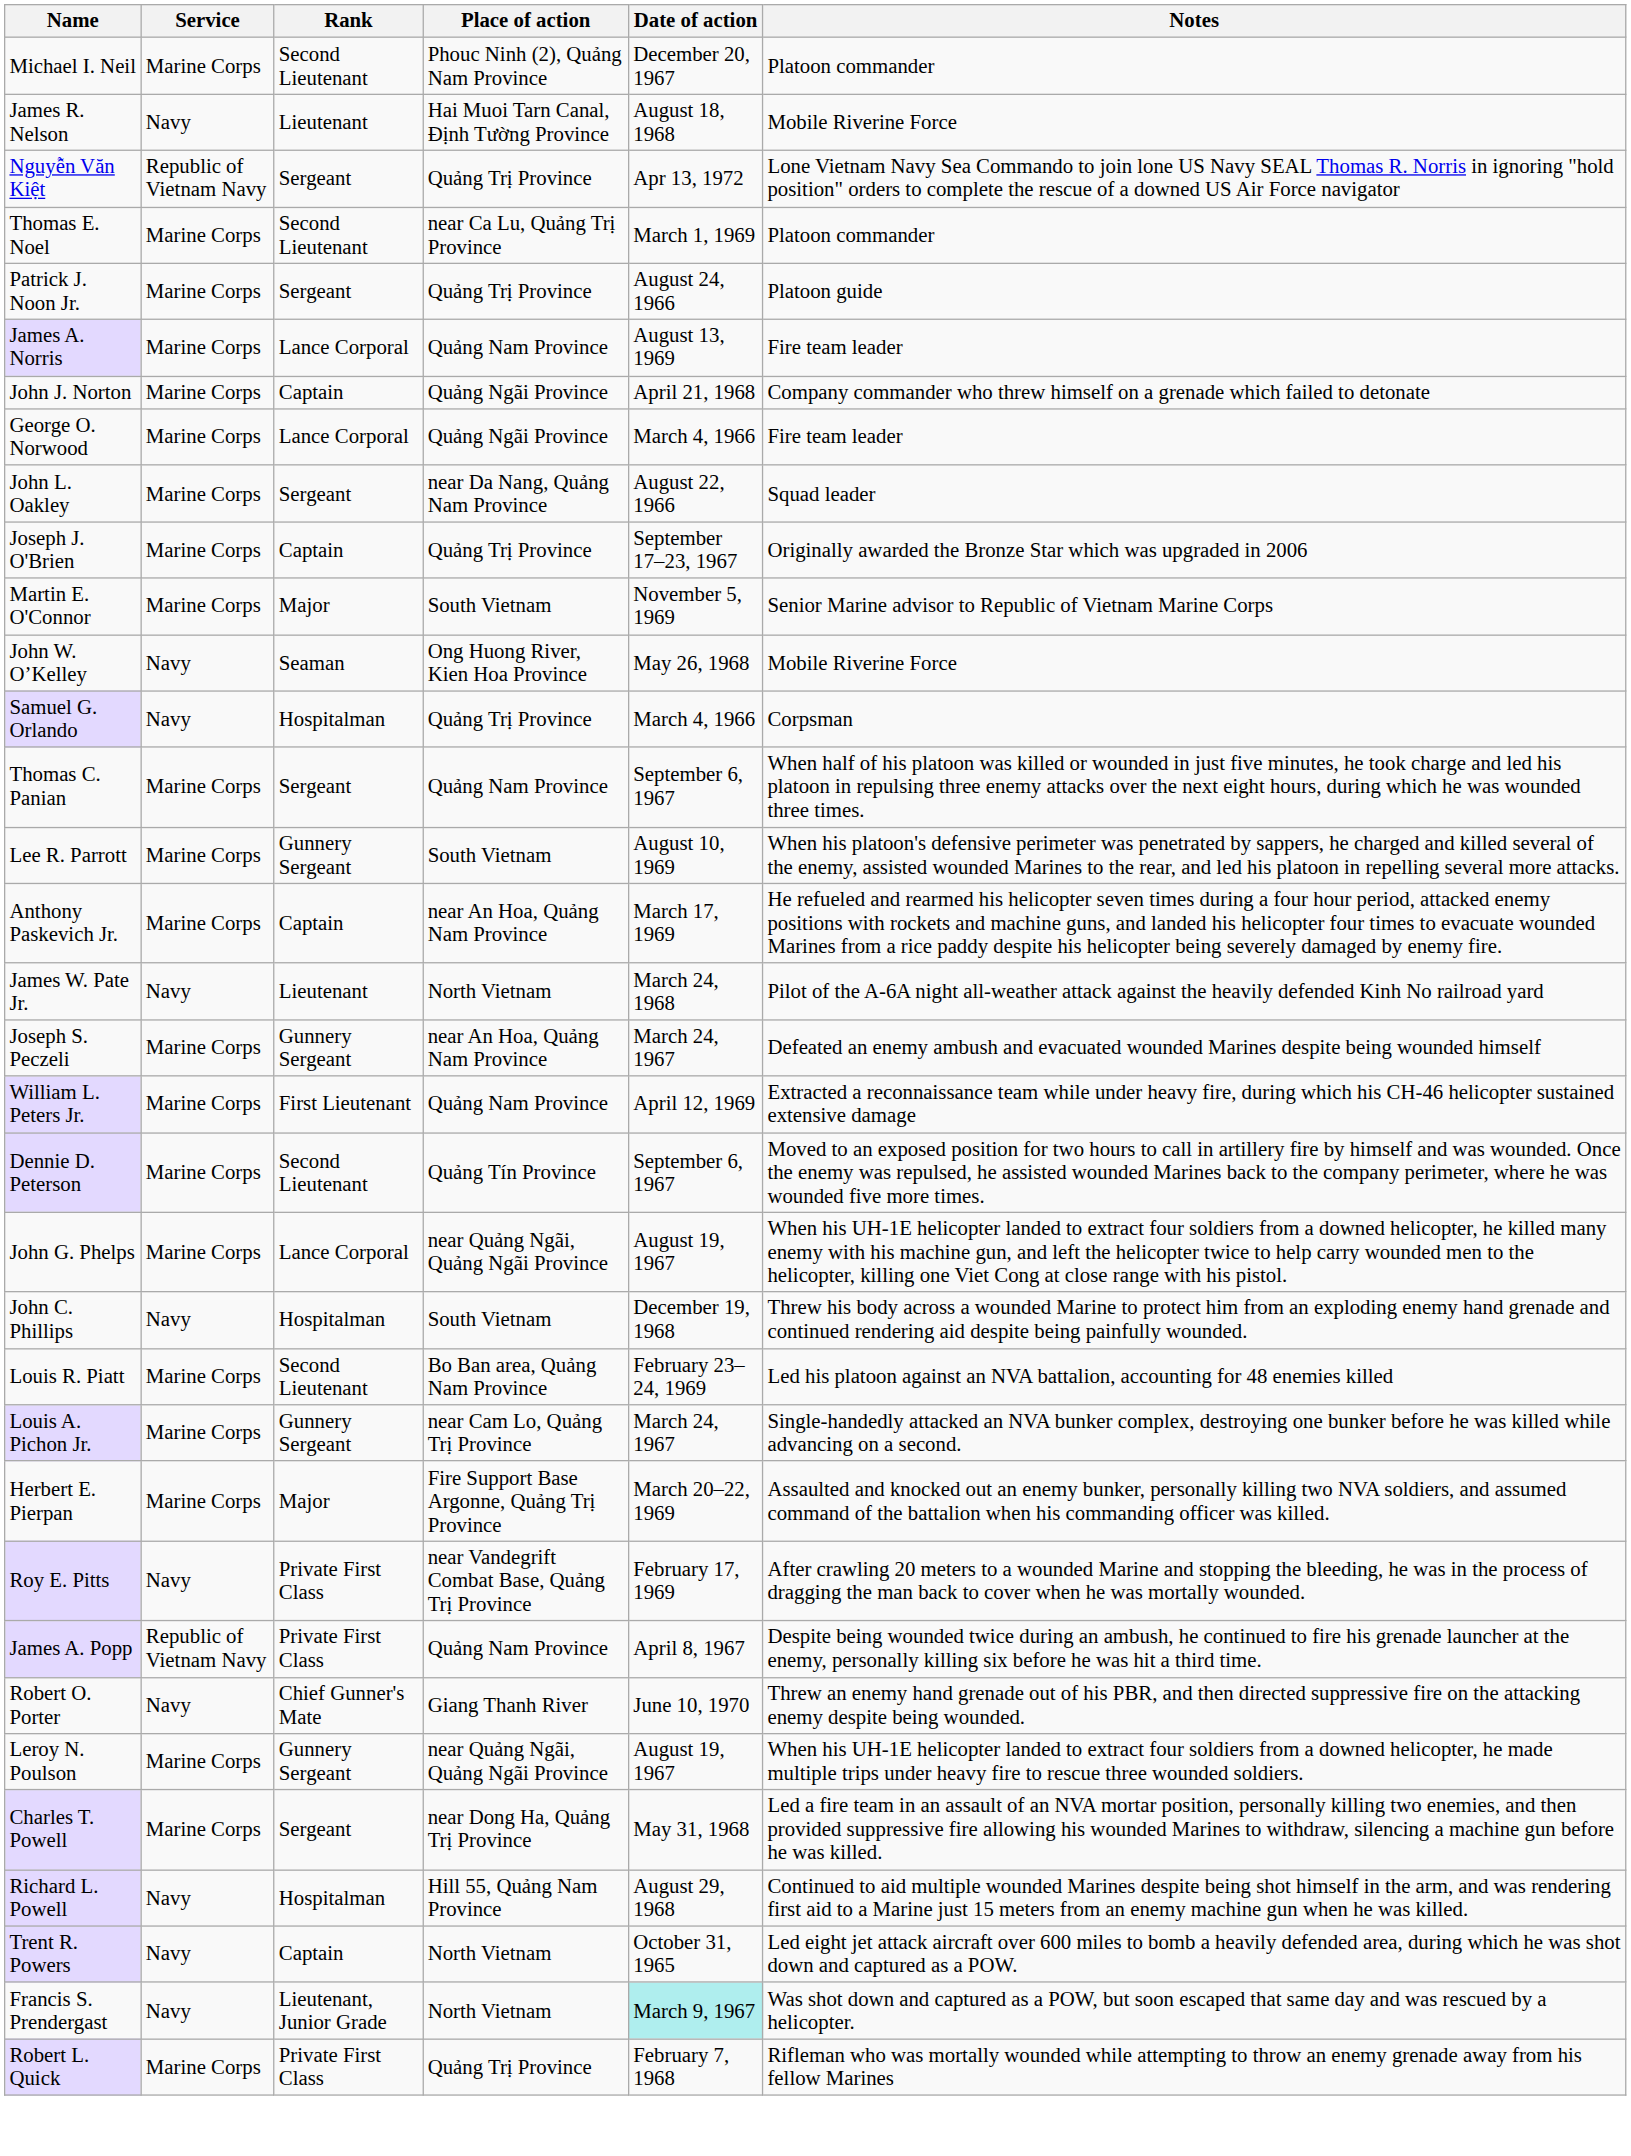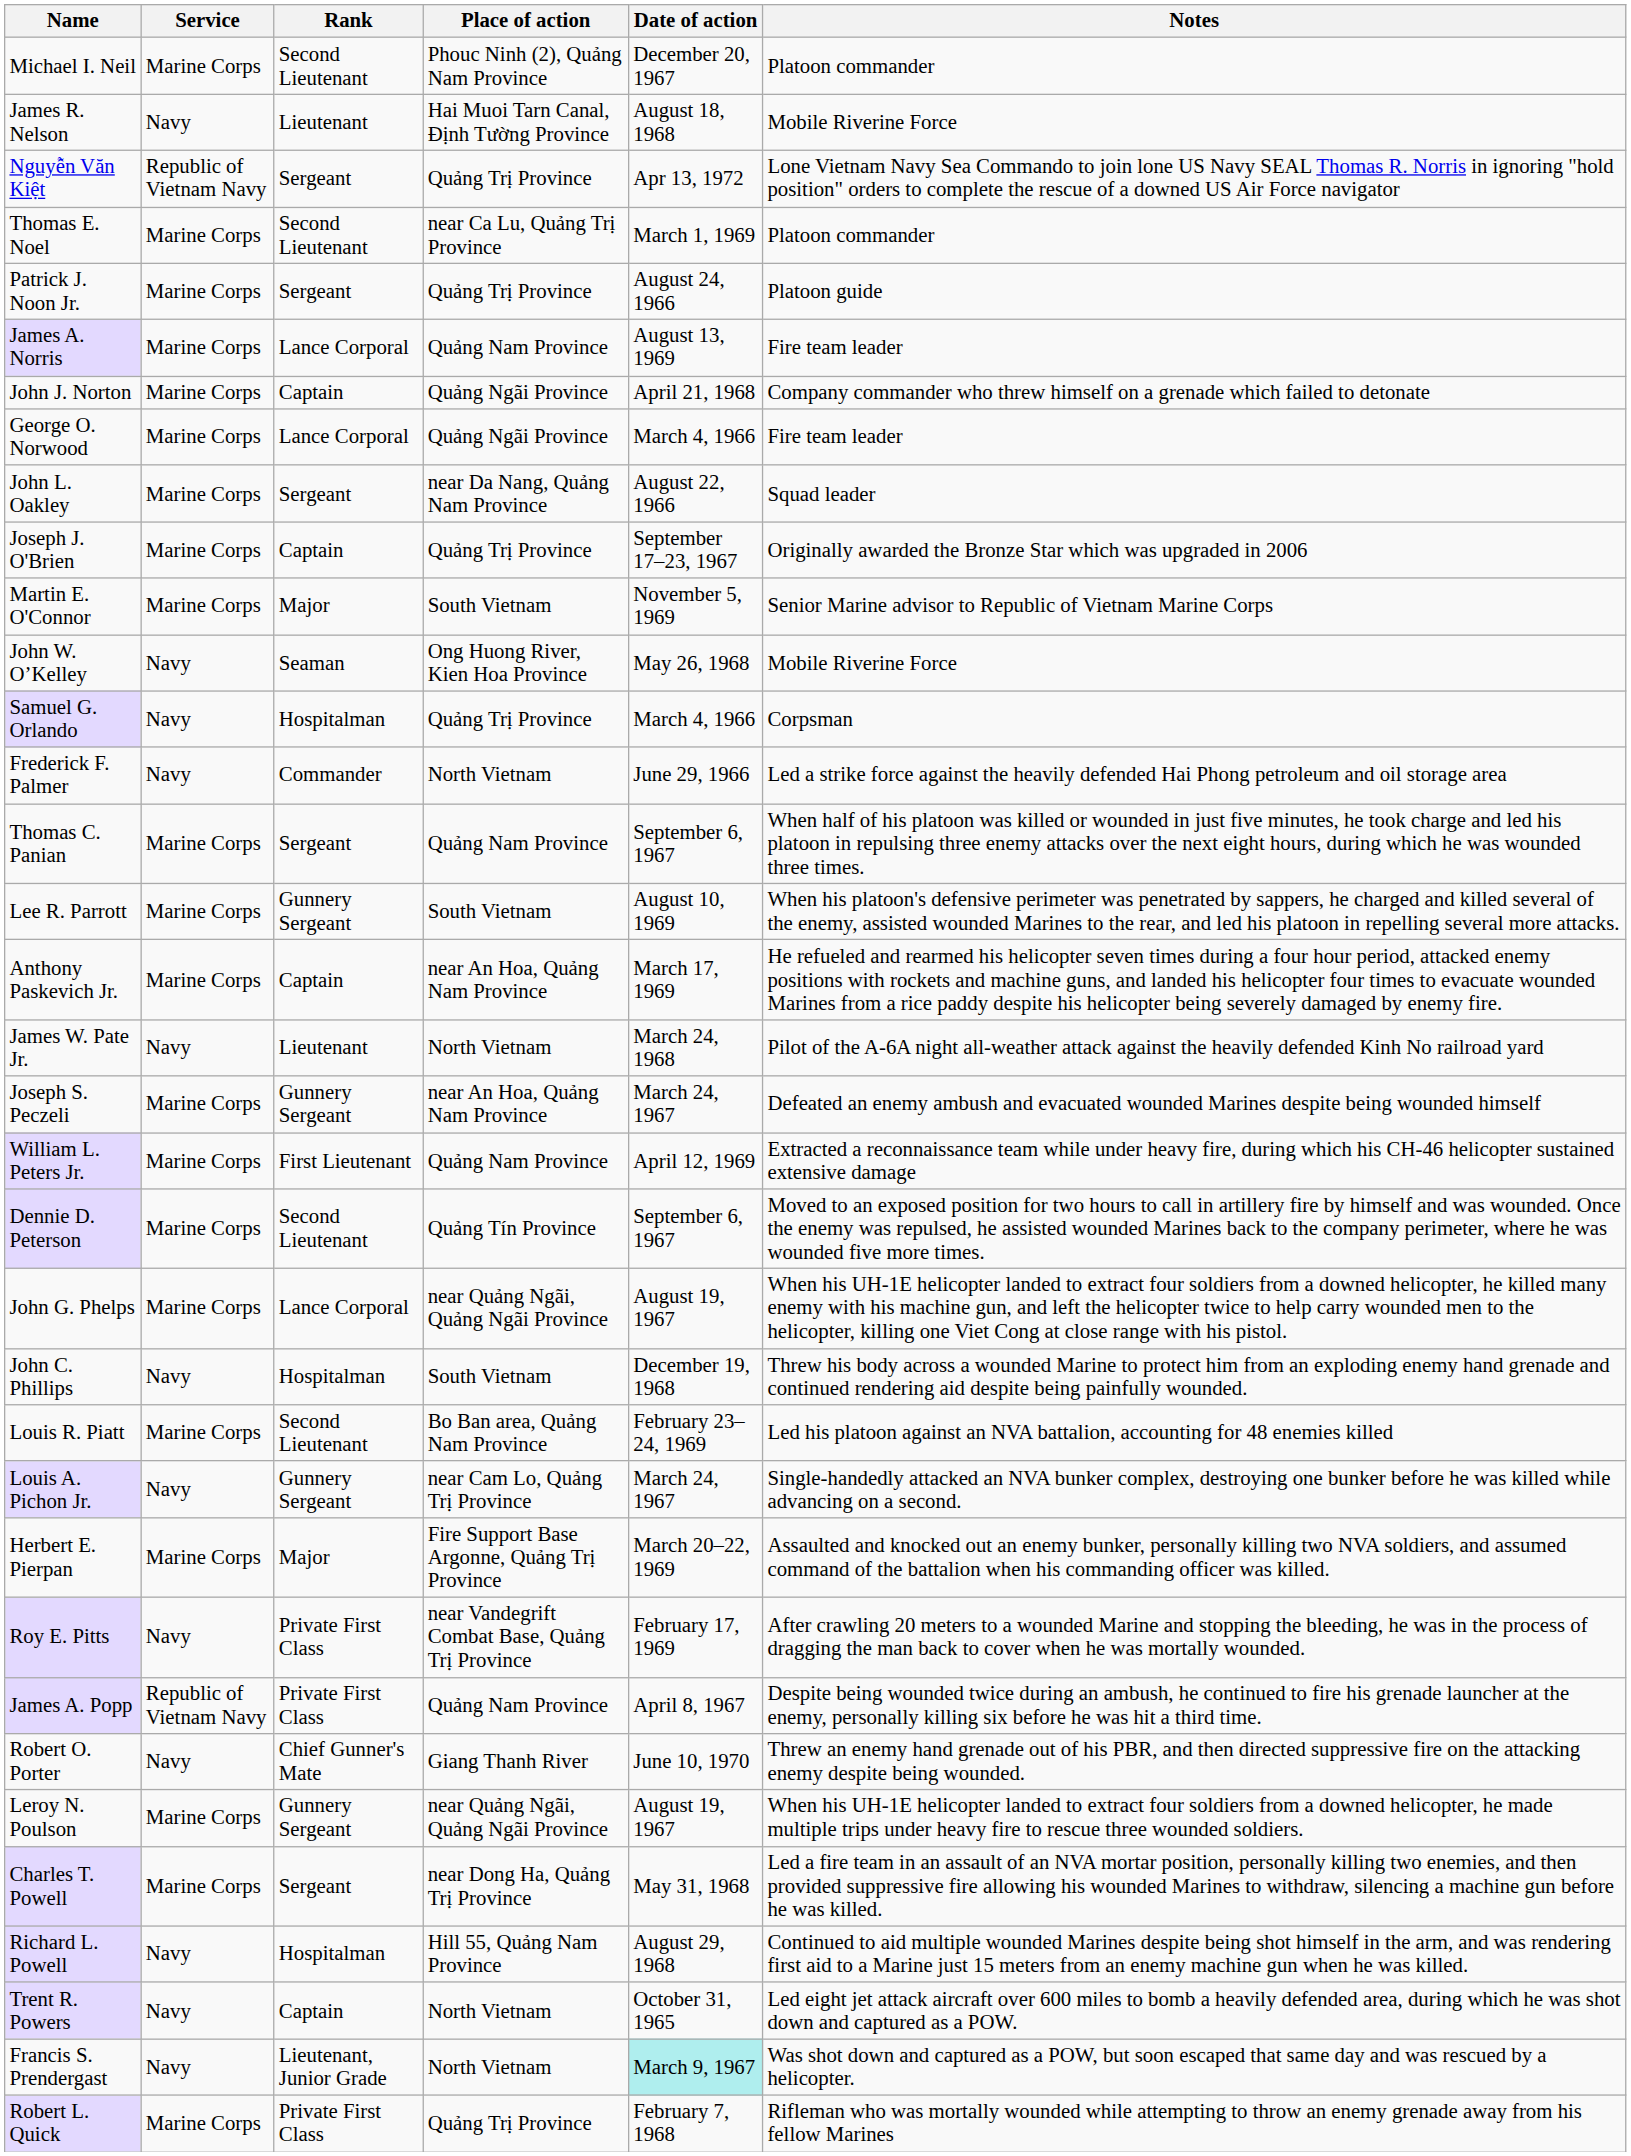+ row: (59, 775)
(203, 1432) Marine Corps -> (168, 1489) Navy
